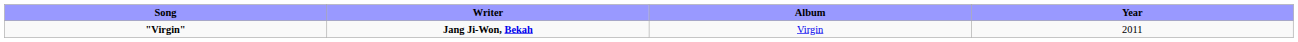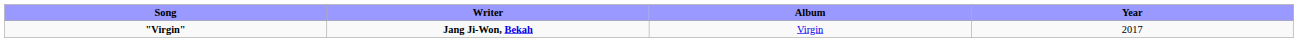(1132, 29) 2011 -> (1132, 29) 2017
